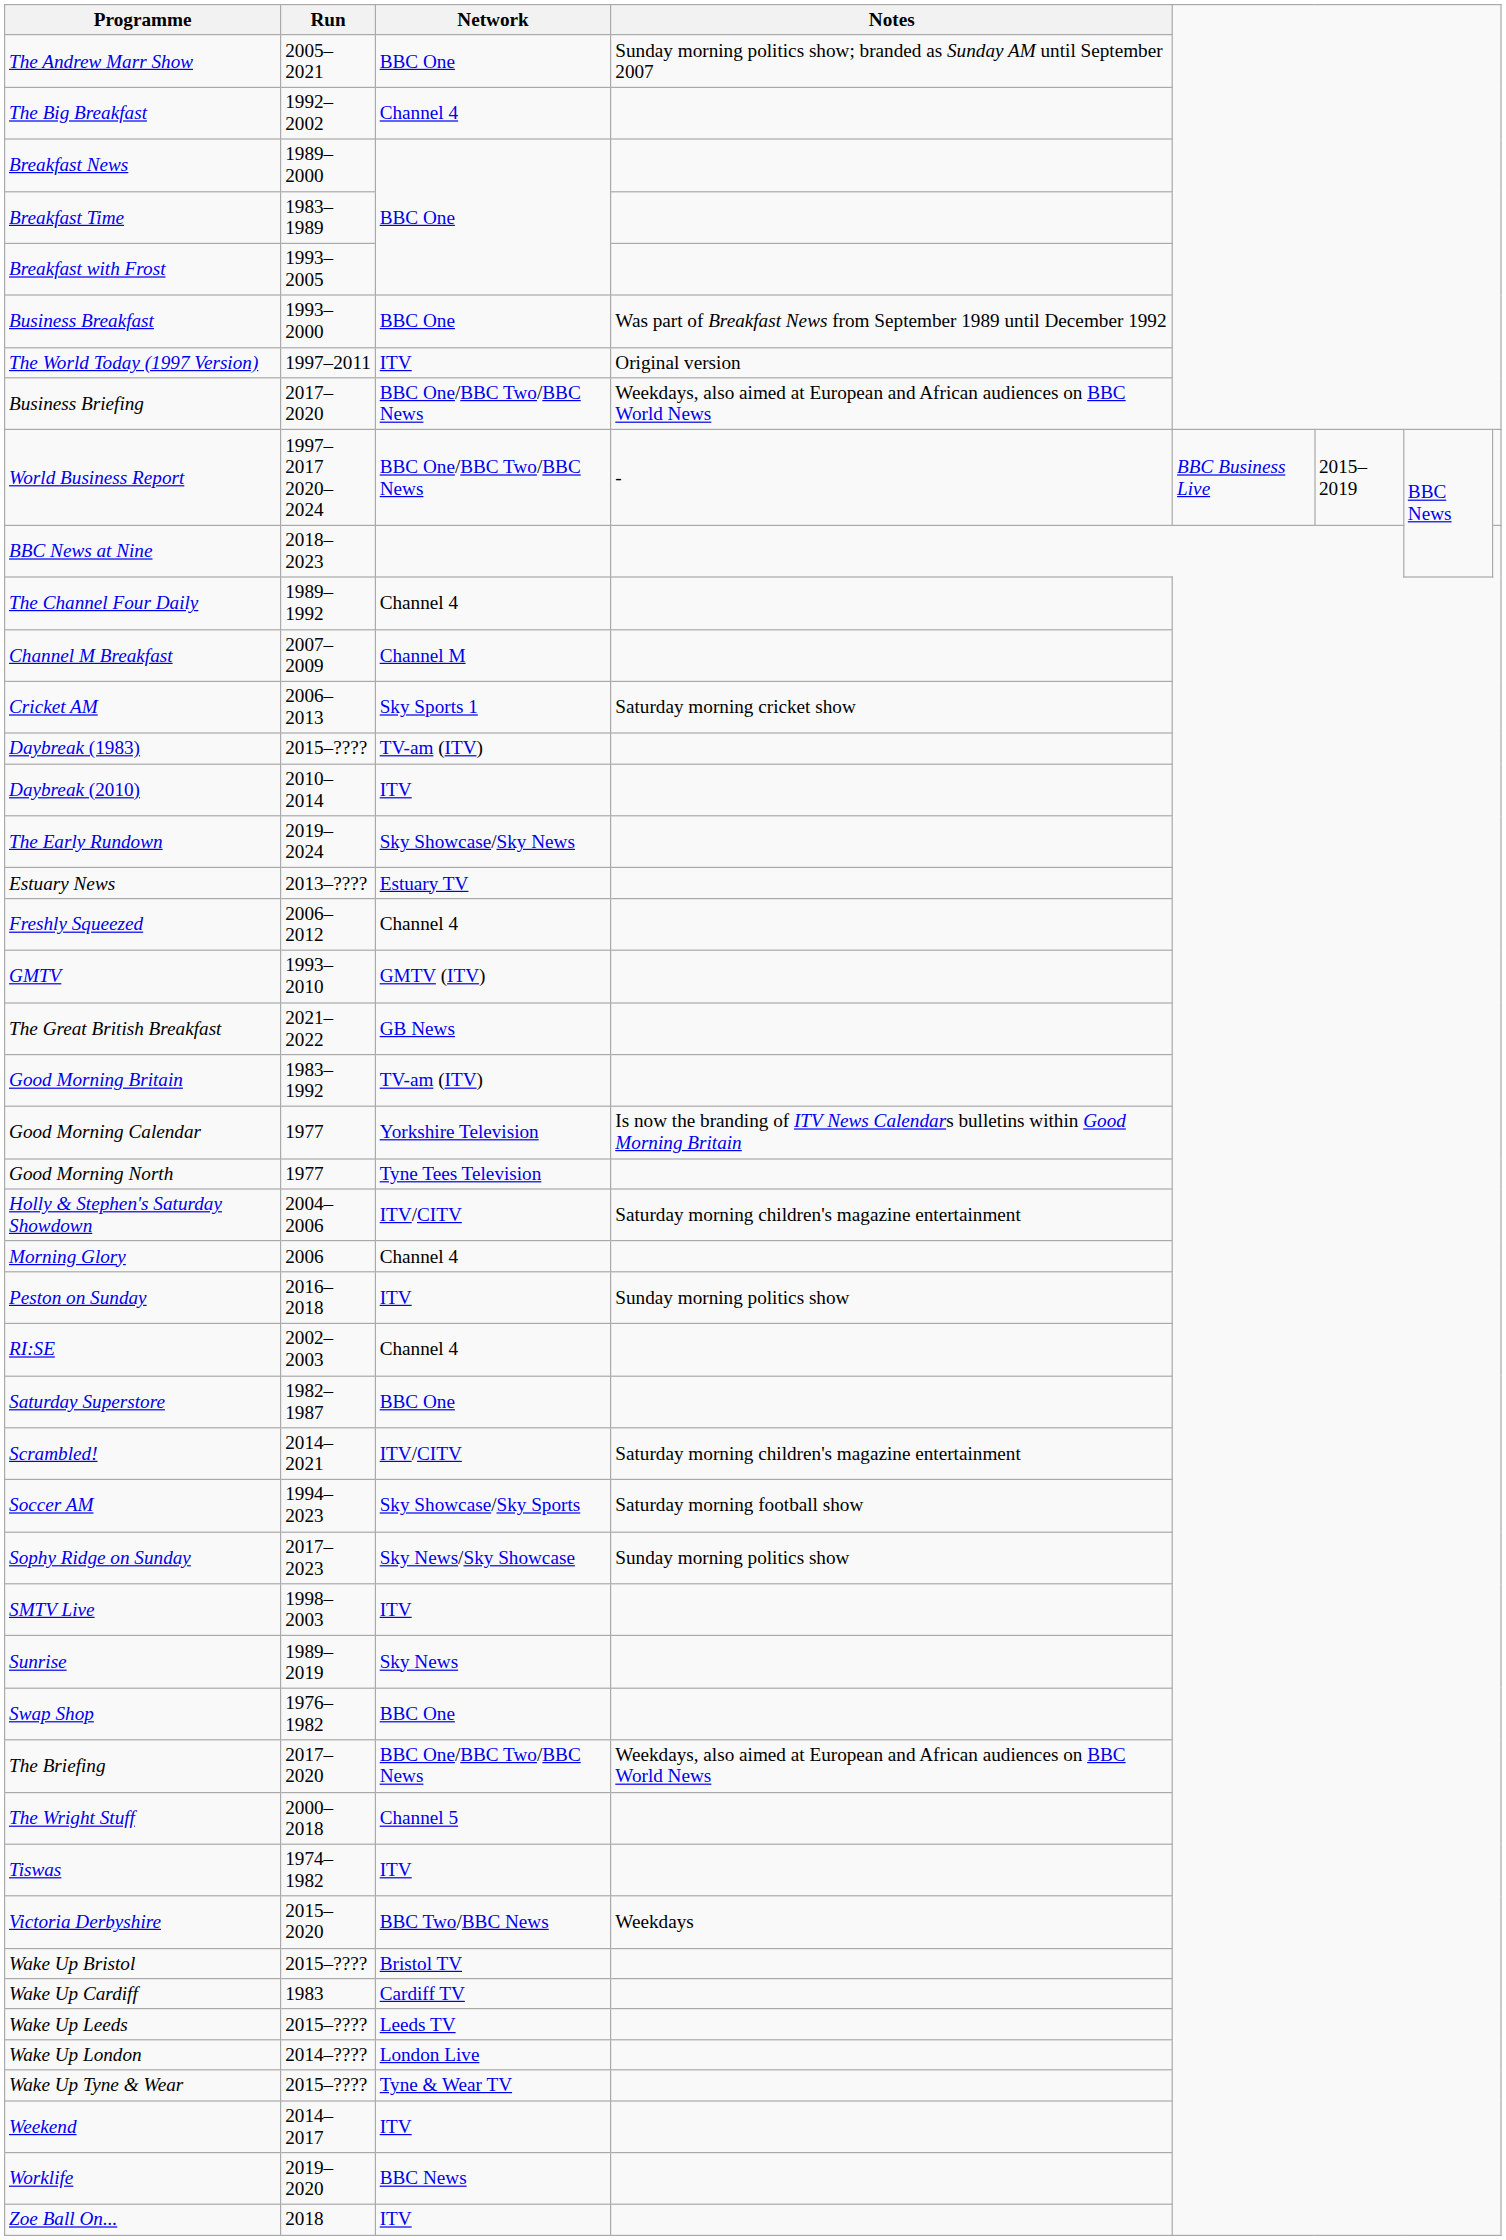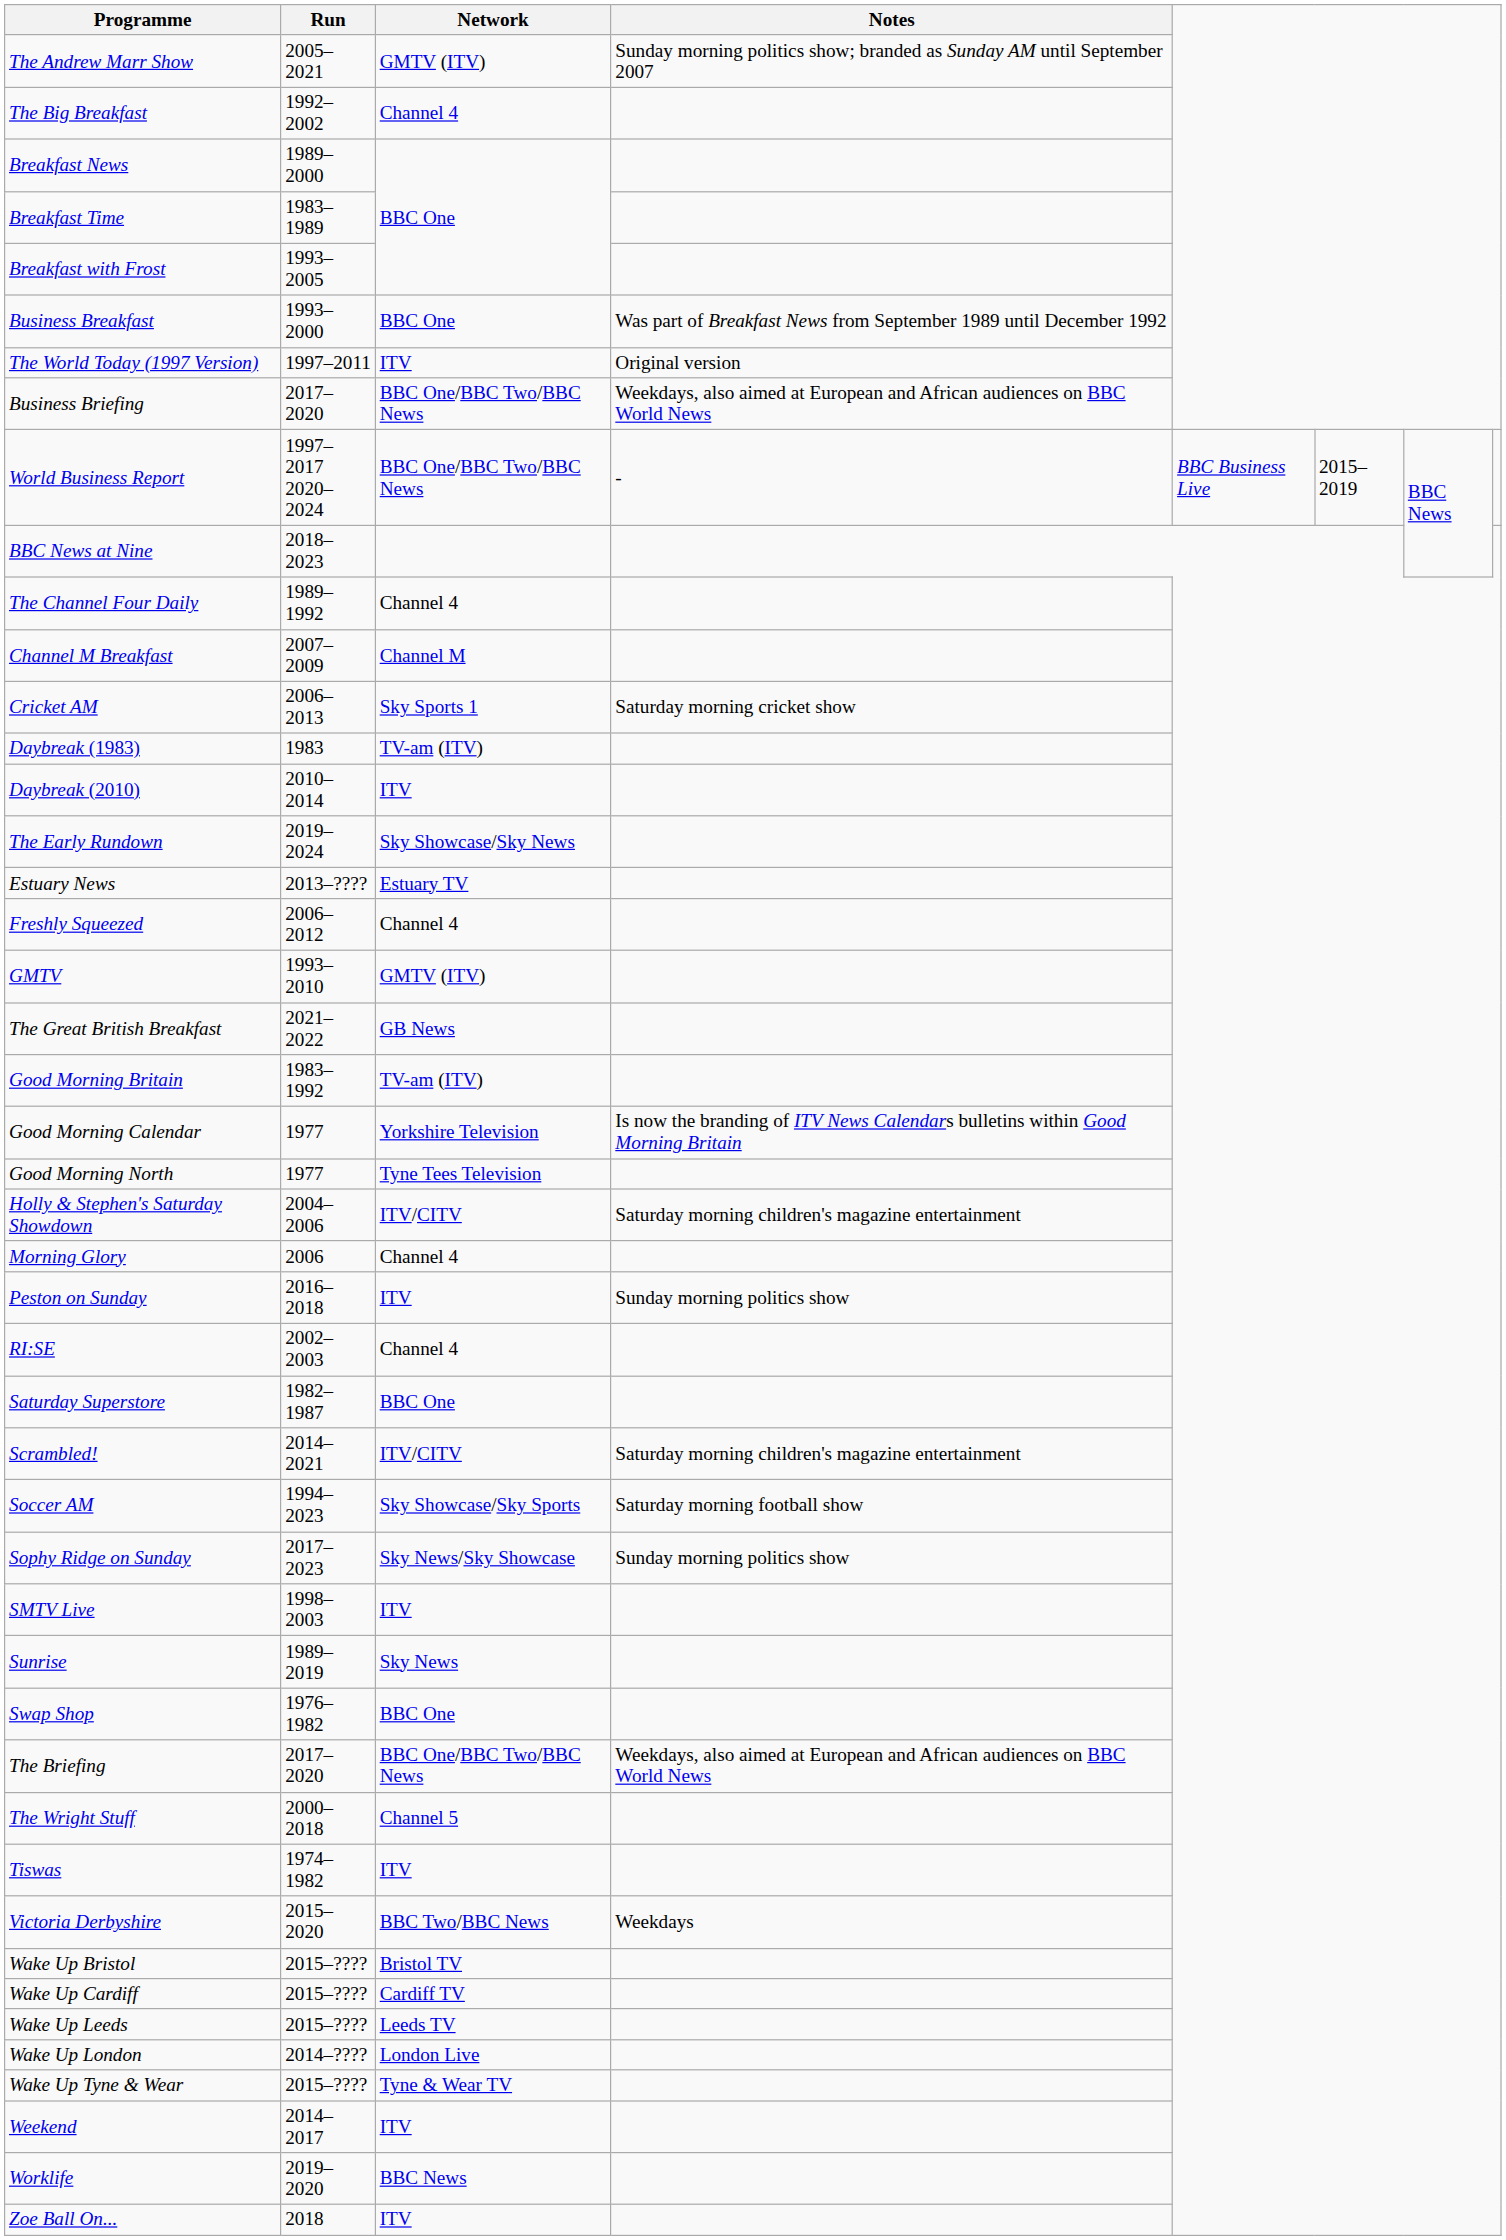(417, 60) BBC One -> (433, 60) GMTV (ITV)
(326, 748) 2015–???? -> (304, 748) 1983
(304, 1993) 1983 -> (326, 1993) 2015–????
